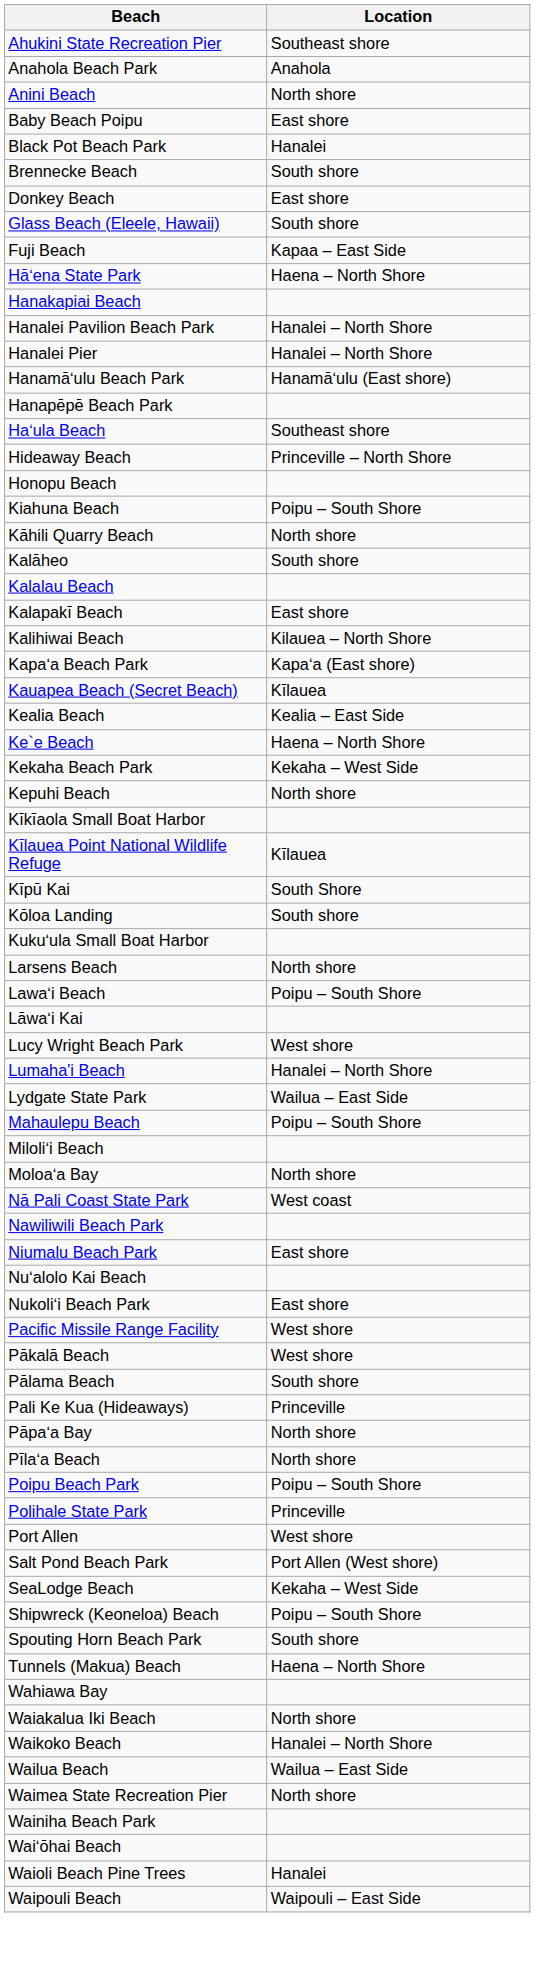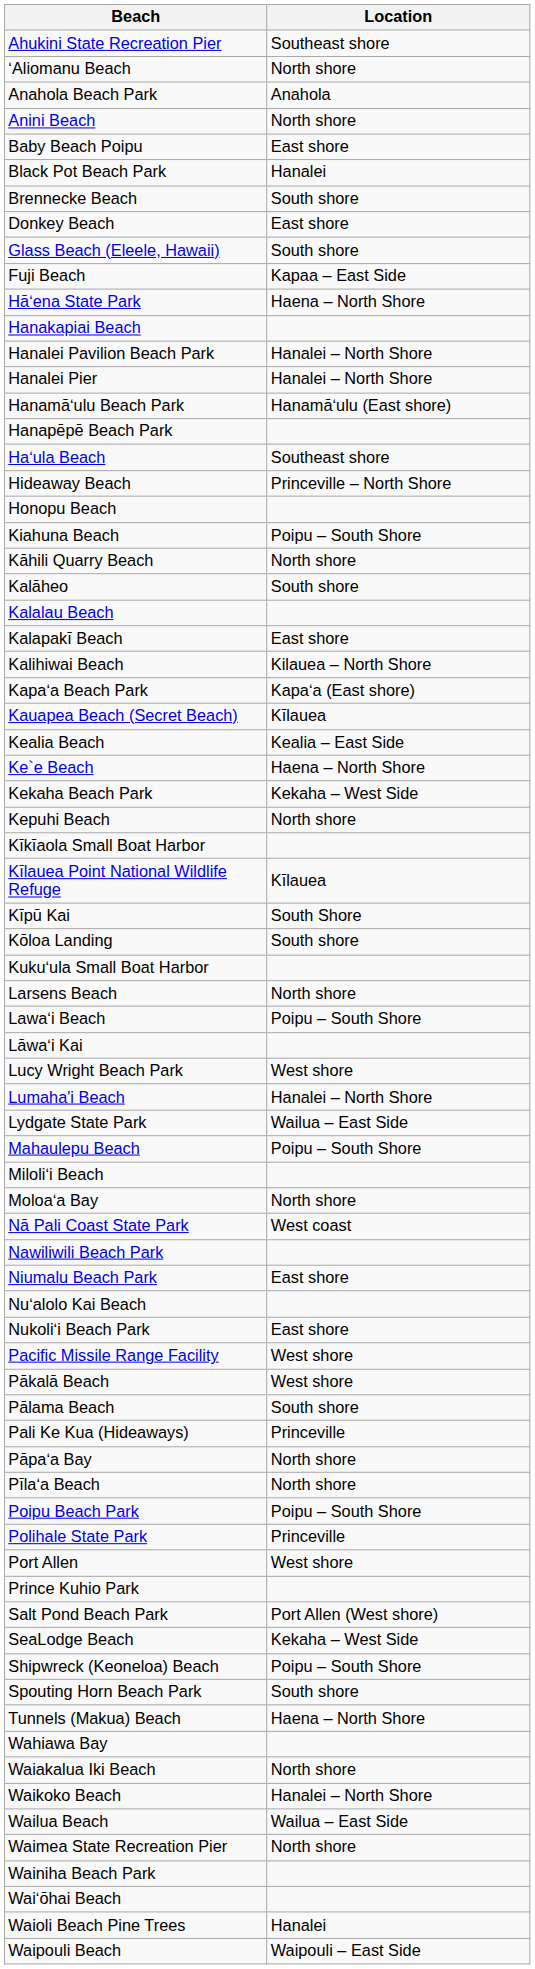+ row: (70, 69)
+ row: (74, 1588)
